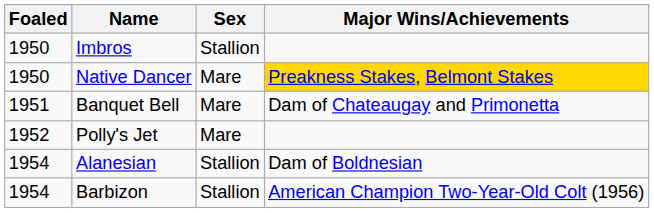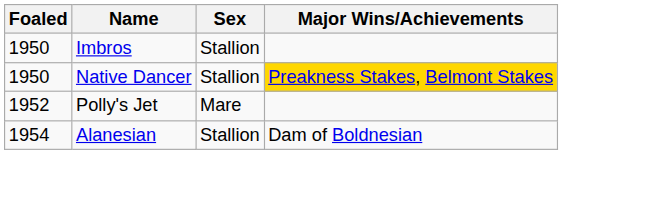(221, 76) Mare -> (230, 76) Stallion
- row: (128, 105)
- row: (112, 192)
